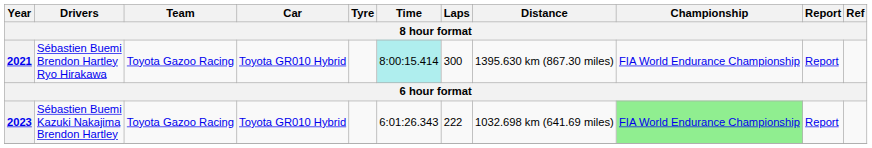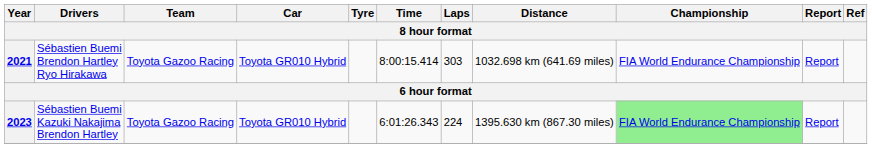(409, 61) paleturquoise background -> (409, 61) no background
(453, 61) 300 -> (453, 61) 303
(544, 61) 1395.630 km (867.30 miles) -> (544, 61) 1032.698 km (641.69 miles)
(453, 122) 222 -> (453, 122) 224
(544, 122) 1032.698 km (641.69 miles) -> (544, 122) 1395.630 km (867.30 miles)
